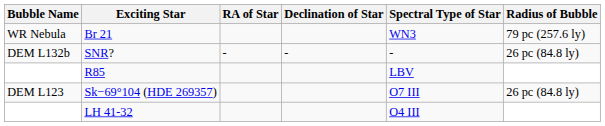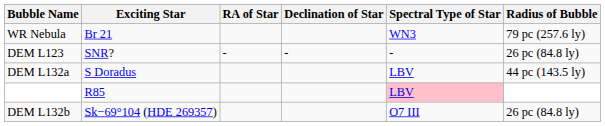(39, 53) DEM L132b -> (35, 53) DEM L123
+ row: (110, 72)
(402, 72) no background -> (402, 92) pink background
(35, 92) DEM L123 -> (39, 111) DEM L132b
- row: (109, 111)
